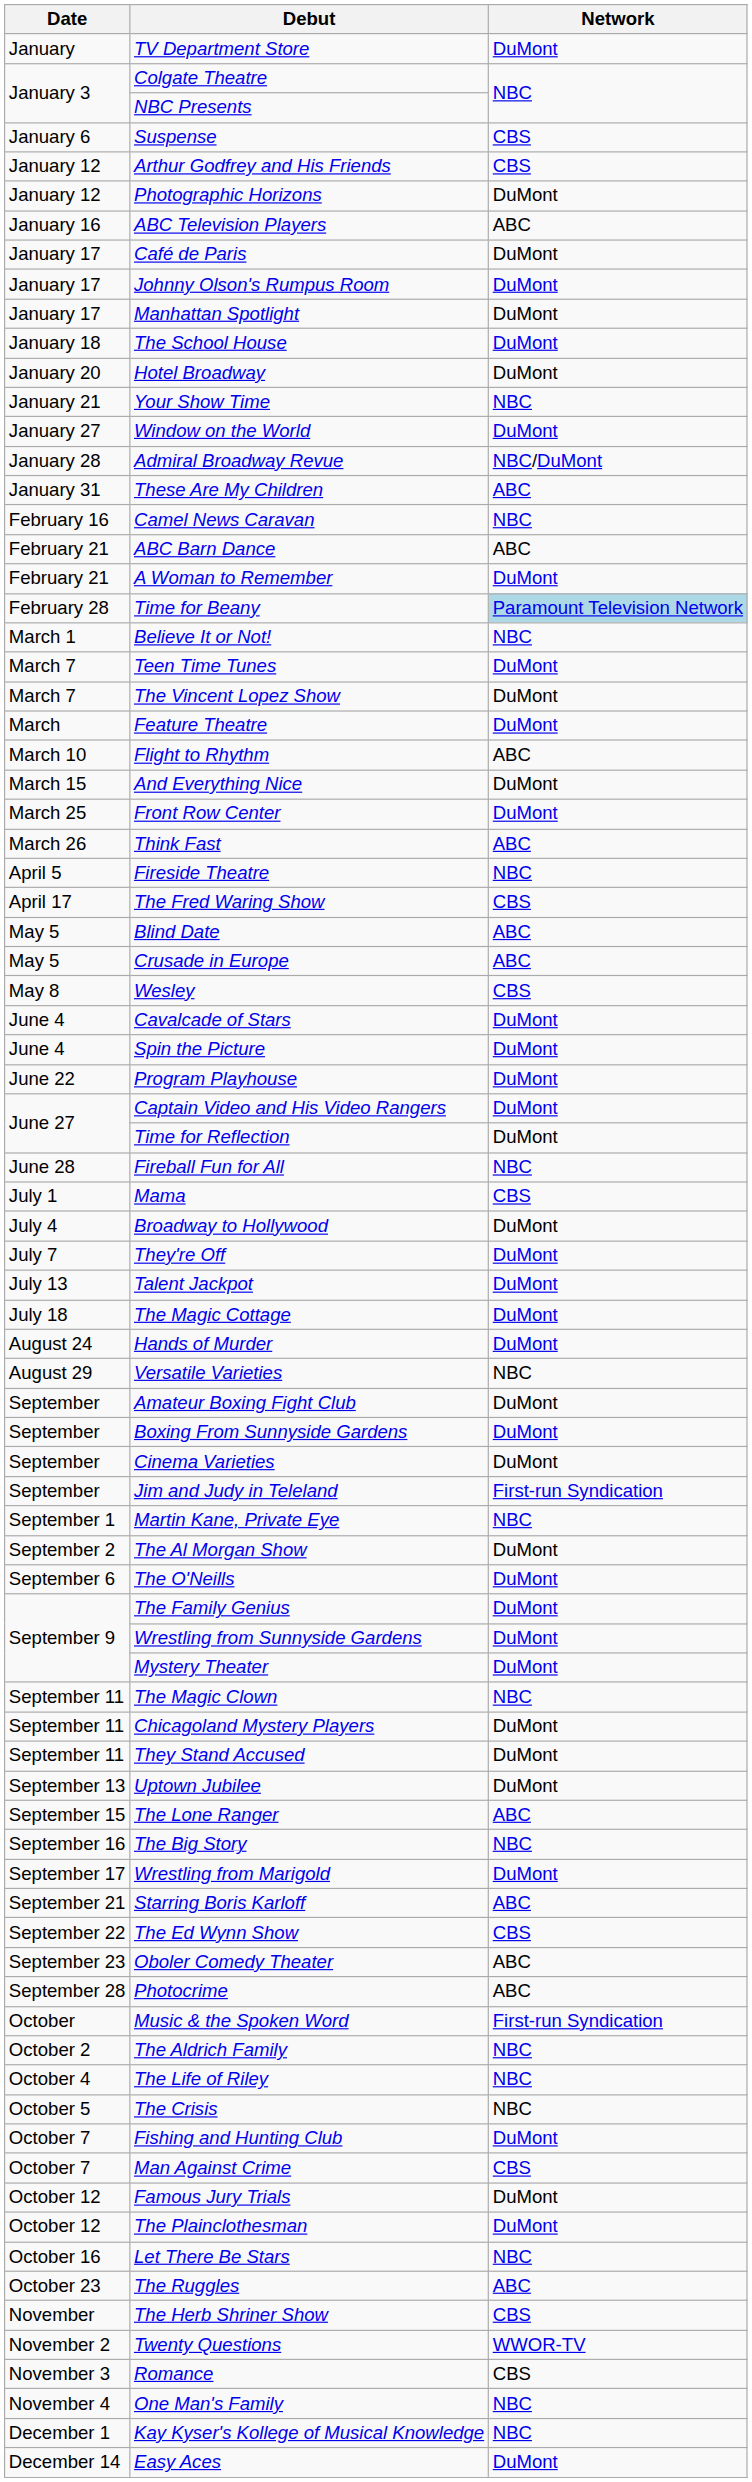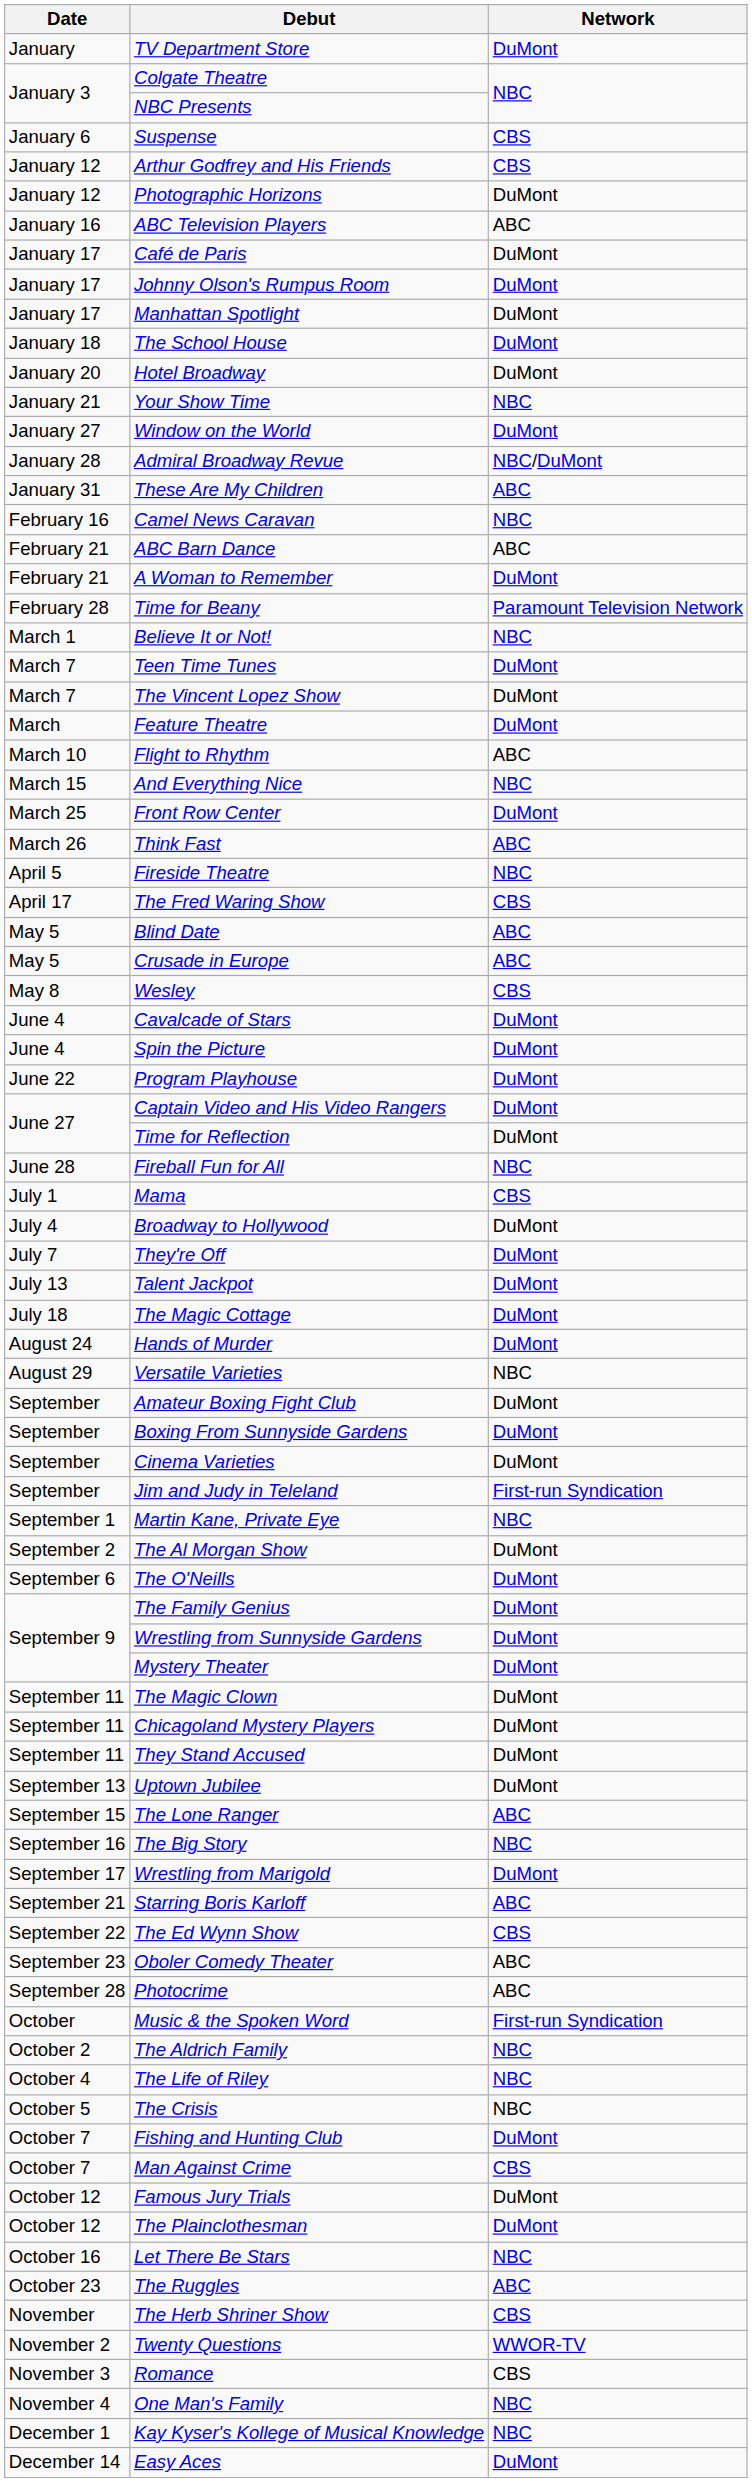(618, 607) lightblue background -> (618, 607) no background
(525, 784) DuMont -> (512, 784) NBC
(512, 1697) NBC -> (525, 1697) DuMont
